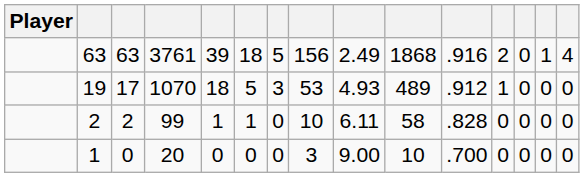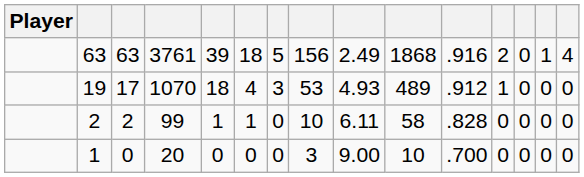(251, 88) 5 -> (251, 88) 4
